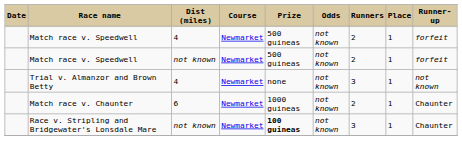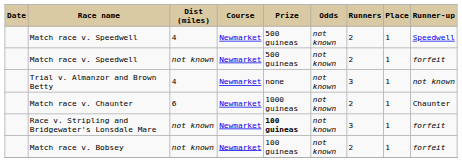(432, 38) forfeit -> (434, 38) Speedwell
(434, 125) Chaunter -> (429, 125) forfeit
+ row: (77, 147)
